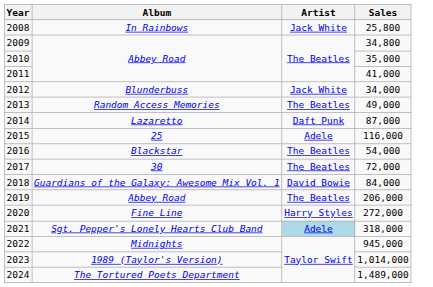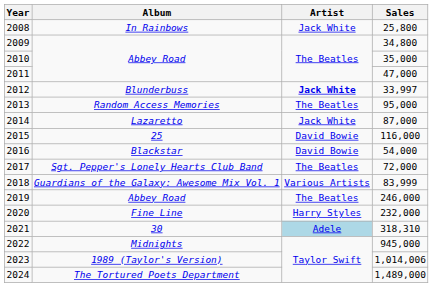(383, 74) 41,000 -> (400, 74) 47,000
(318, 89) normal -> (327, 89) bold
(383, 89) 34,000 -> (400, 89) 33,997
(383, 105) 49,000 -> (400, 105) 95,000
(318, 120) Daft Punk -> (327, 120) Jack White
(318, 136) Adele -> (327, 136) David Bowie
(318, 151) The Beatles -> (327, 151) David Bowie
(157, 167) 30 -> (157, 167) Sgt. Pepper's Lonely Hearts Club Band
(318, 182) David Bowie -> (327, 182) Various Artists
(383, 182) 84,000 -> (400, 182) 83,999
(383, 198) 206,000 -> (400, 198) 246,000
(383, 213) 272,000 -> (400, 213) 232,000
(157, 229) Sgt. Pepper's Lonely Hearts Club Band -> (157, 229) 30
(383, 229) 318,000 -> (400, 229) 318,310
(383, 260) 1,014,000 -> (400, 260) 1,014,006
